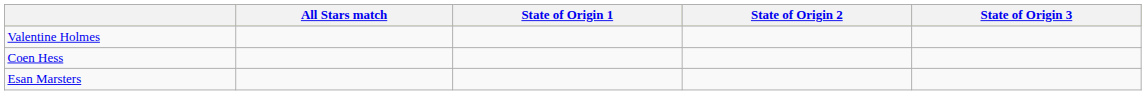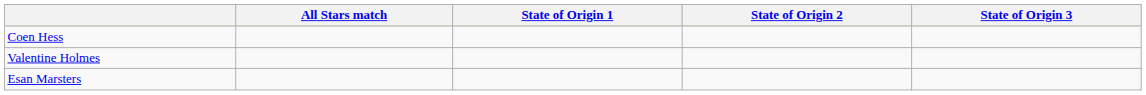rows swapped: (35, 58) <-> (54, 36)
